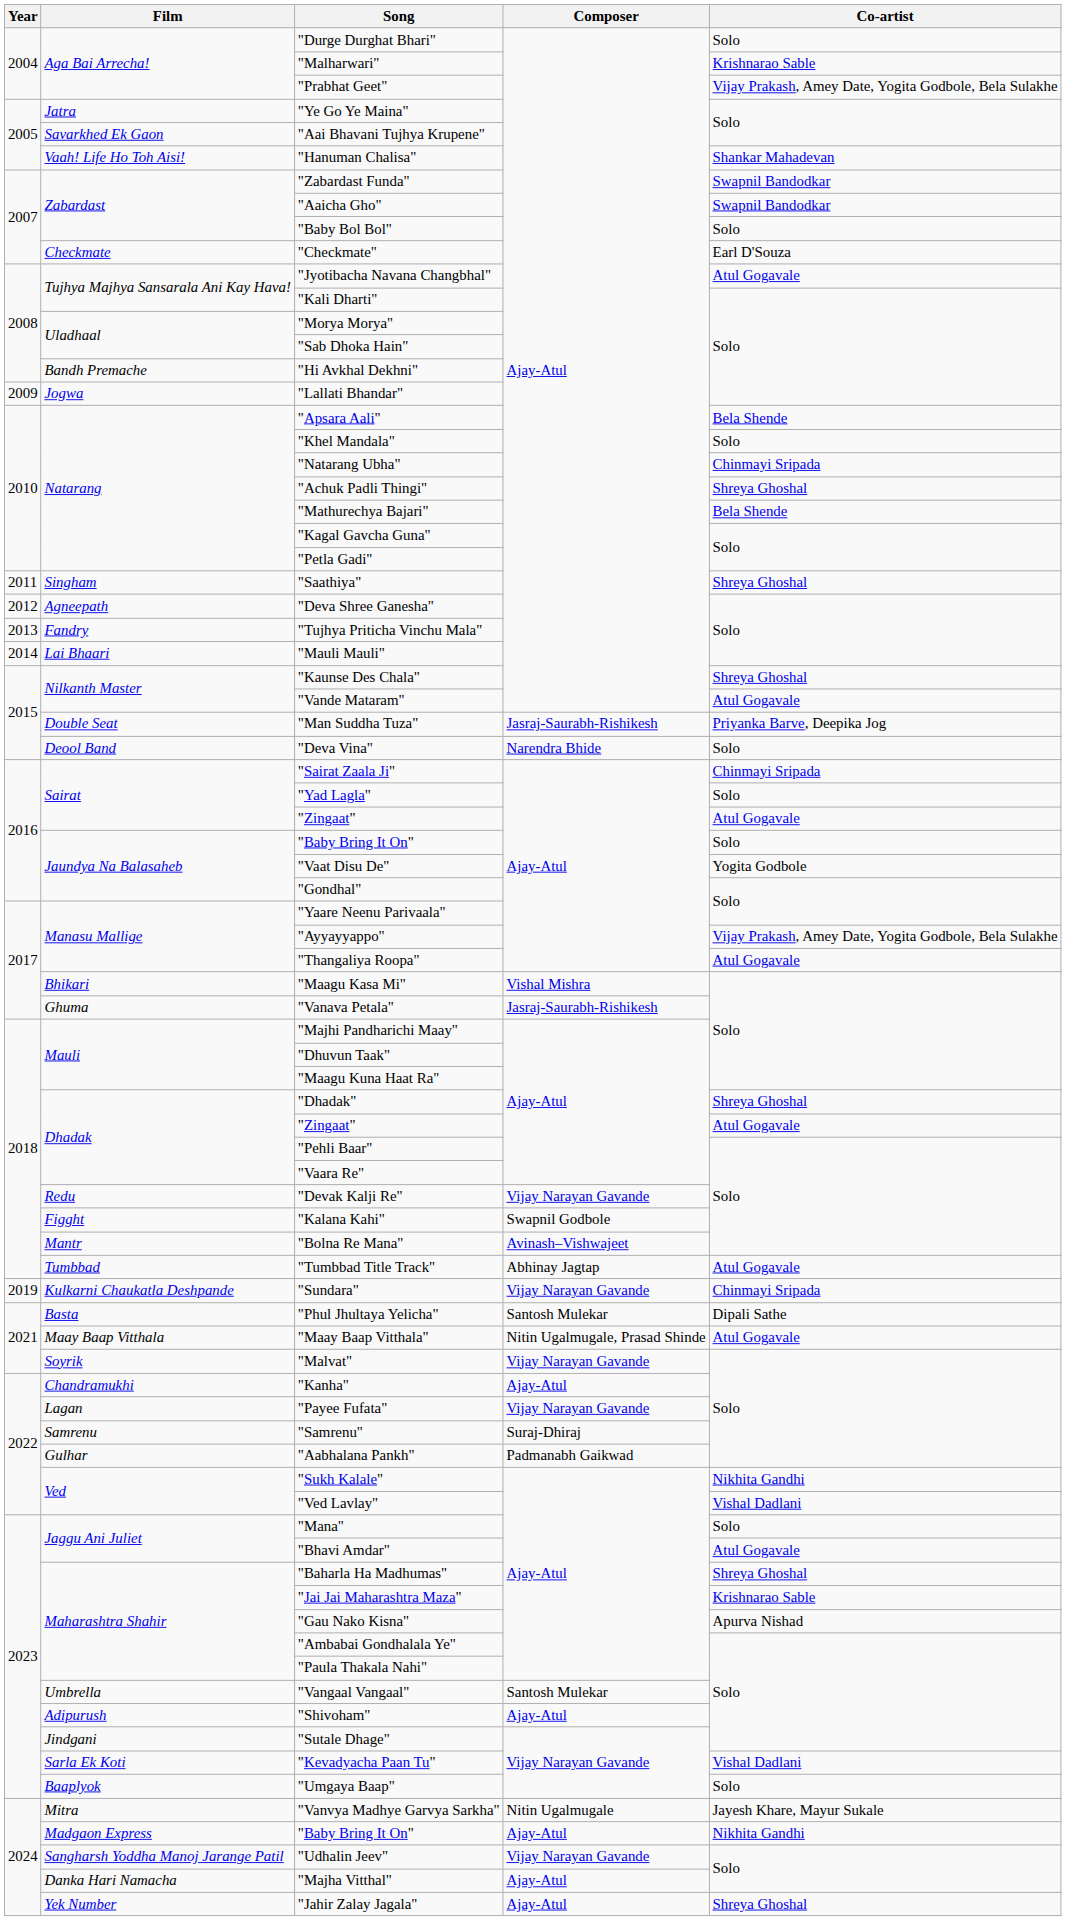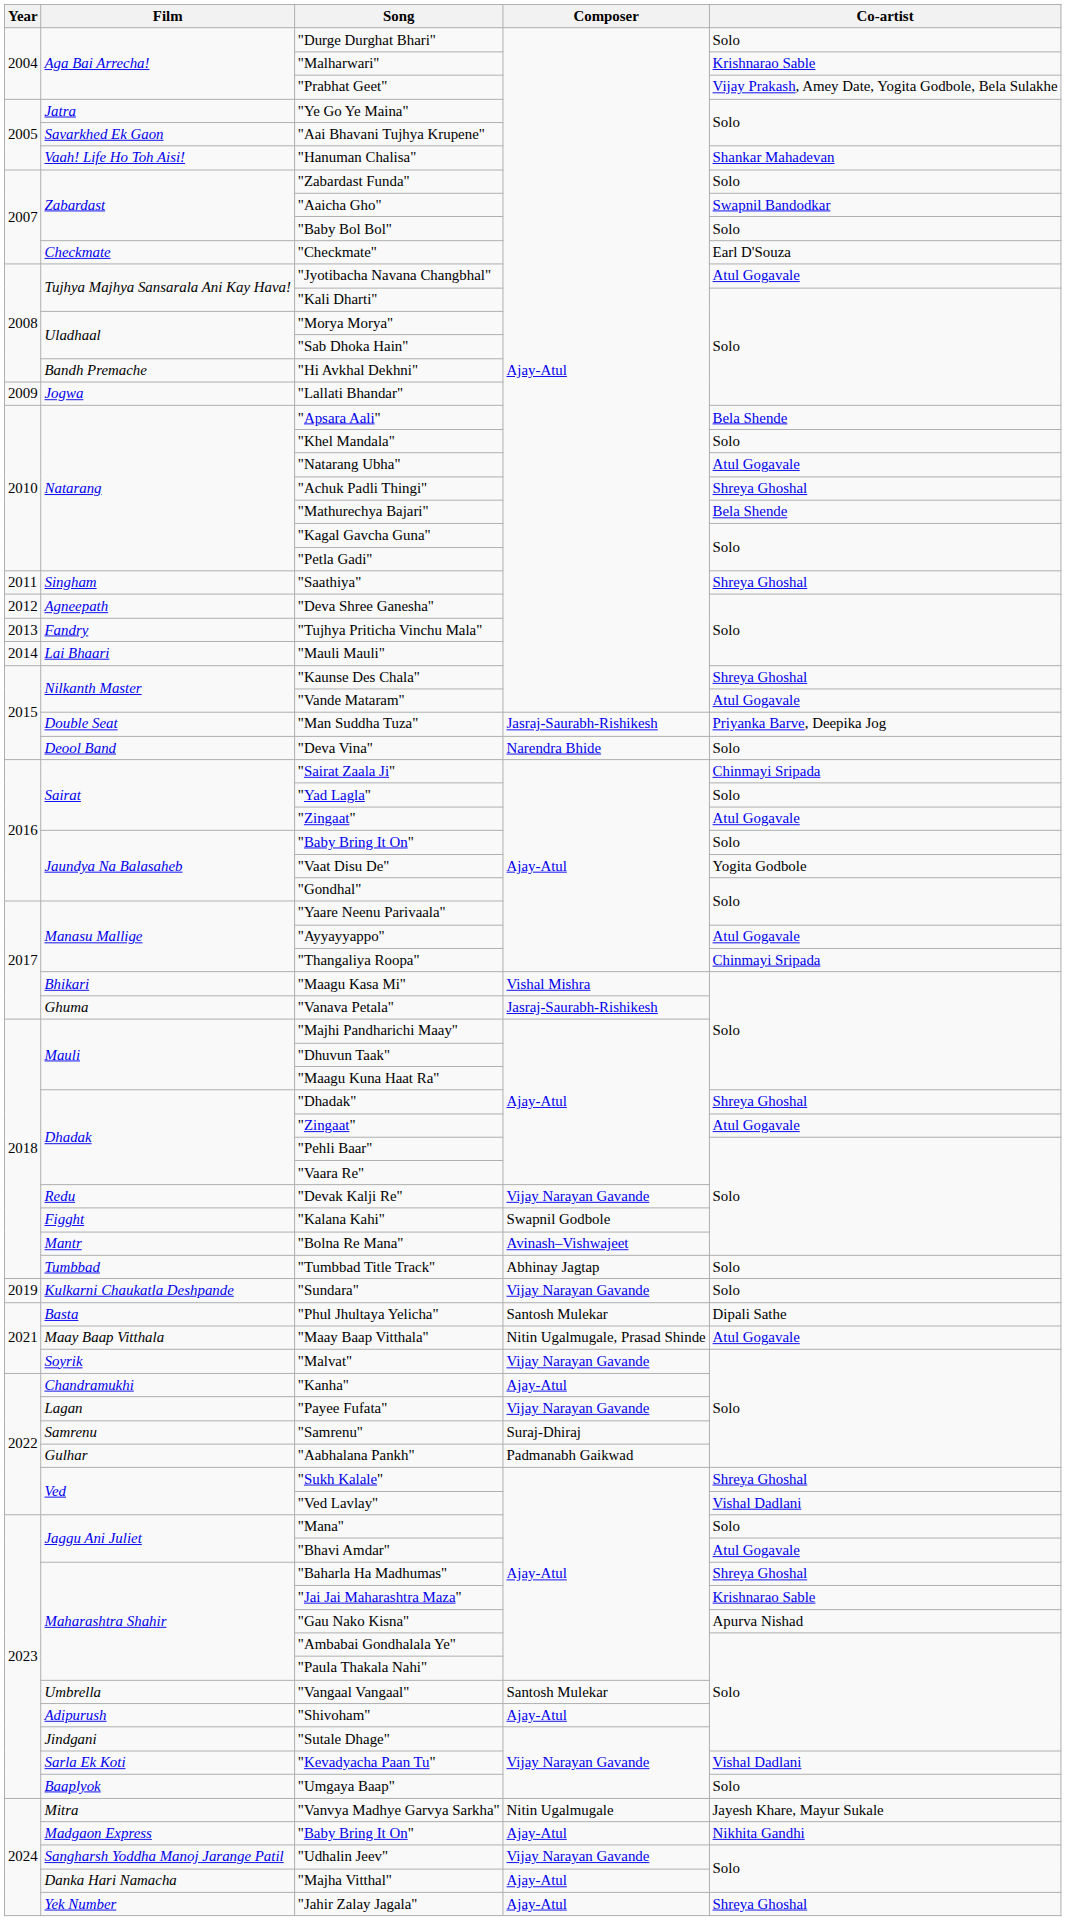(771, 181) Swapnil Bandodkar -> (726, 181) Solo
(767, 464) Chinmayi Sripada -> (756, 464) Atul Gogavale
(885, 936) Vijay Prakash, Amey Date, Yogita Godbole, Bela Sulakhe -> (756, 936) Atul Gogavale
(756, 960) Atul Gogavale -> (767, 960) Chinmayi Sripada
(756, 1267) Atul Gogavale -> (726, 1267) Solo
(767, 1290) Chinmayi Sripada -> (726, 1290) Solo
(759, 1479) Nikhita Gandhi -> (760, 1479) Shreya Ghoshal
